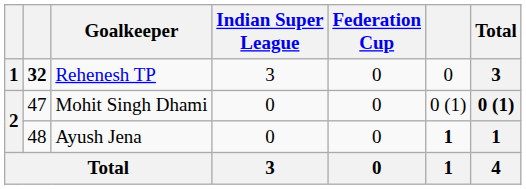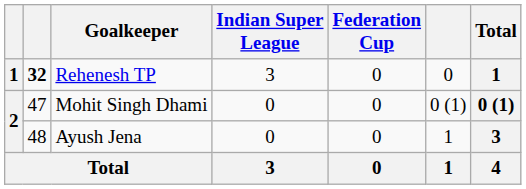(496, 74) 3 -> (496, 74) 1
(448, 137) bold -> (448, 137) normal
(496, 137) 1 -> (496, 137) 3
